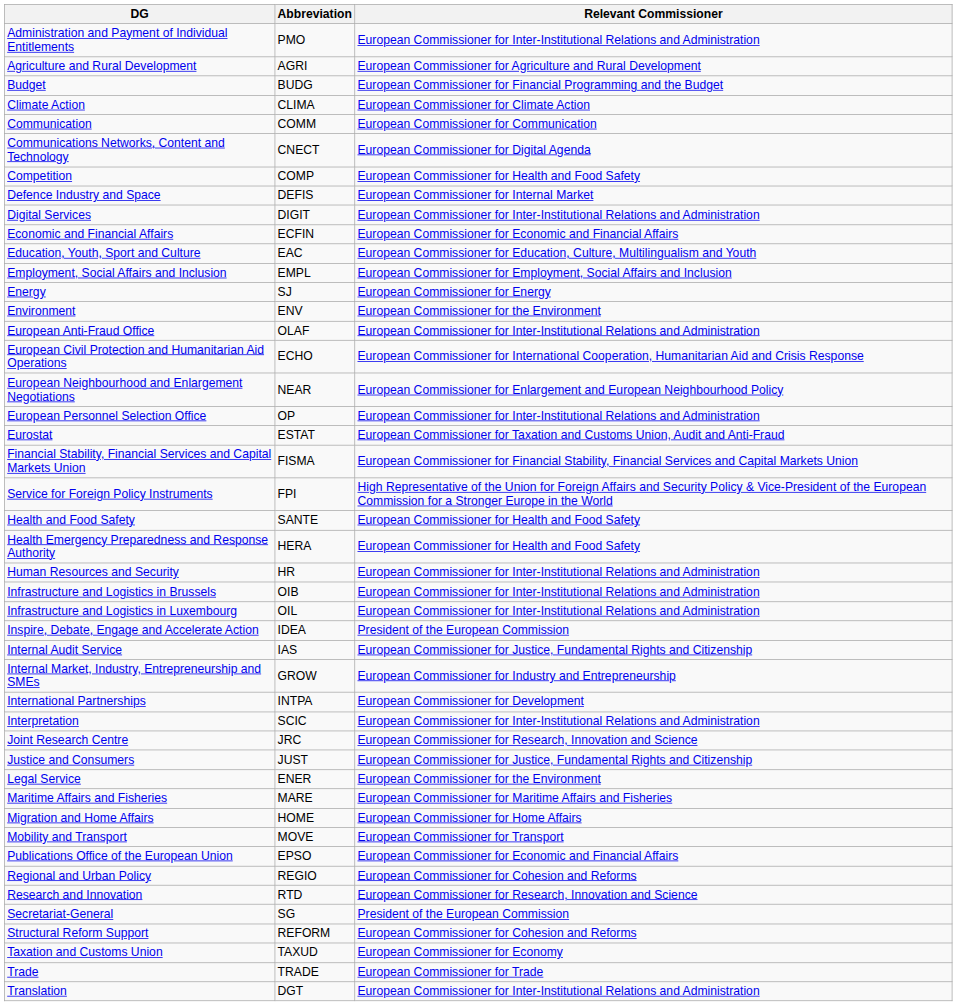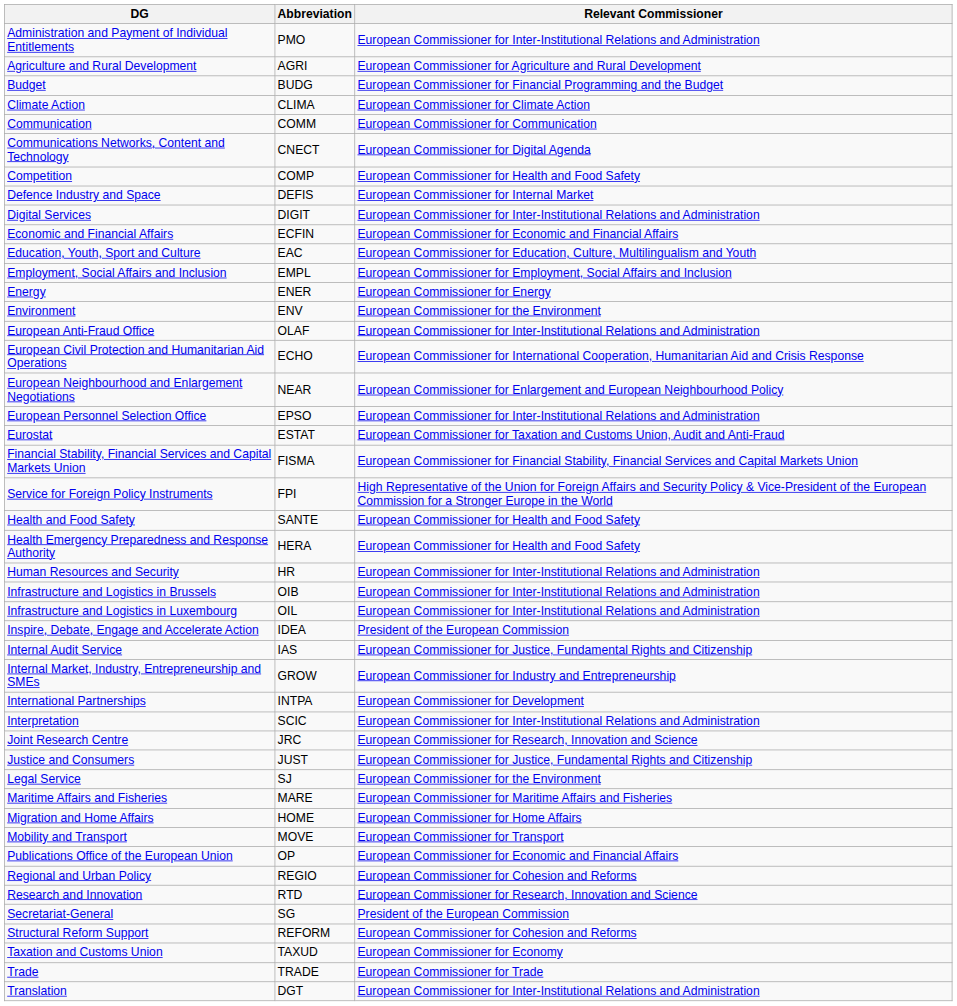(285, 292) SJ -> (294, 292) ENER
(286, 415) OP -> (294, 415) EPSO
(294, 779) ENER -> (285, 779) SJ
(294, 856) EPSO -> (286, 856) OP
